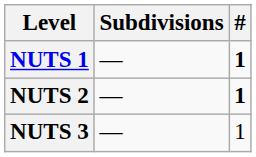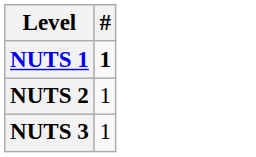- column: (162, 22)
(240, 95) bold -> (105, 95) normal
